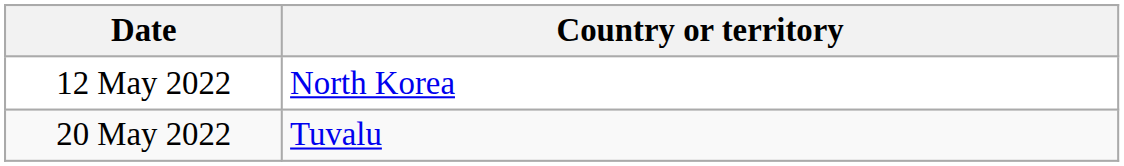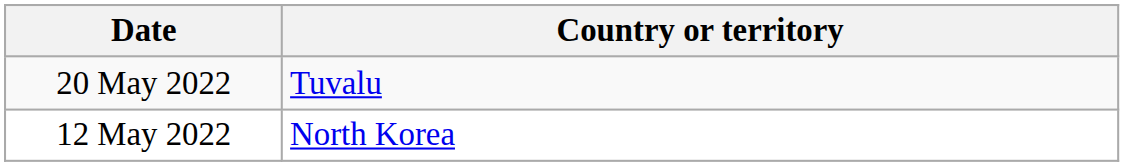rows swapped: (144, 82) <-> (144, 134)
